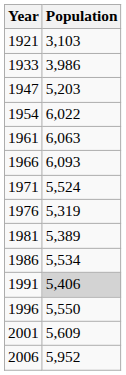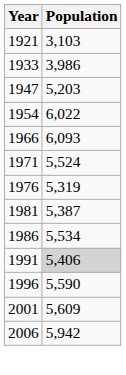- row: (23, 138)
(63, 235) 5,389 -> (63, 211) 5,387
(63, 308) 5,550 -> (63, 284) 5,590
(63, 357) 5,952 -> (63, 333) 5,942
